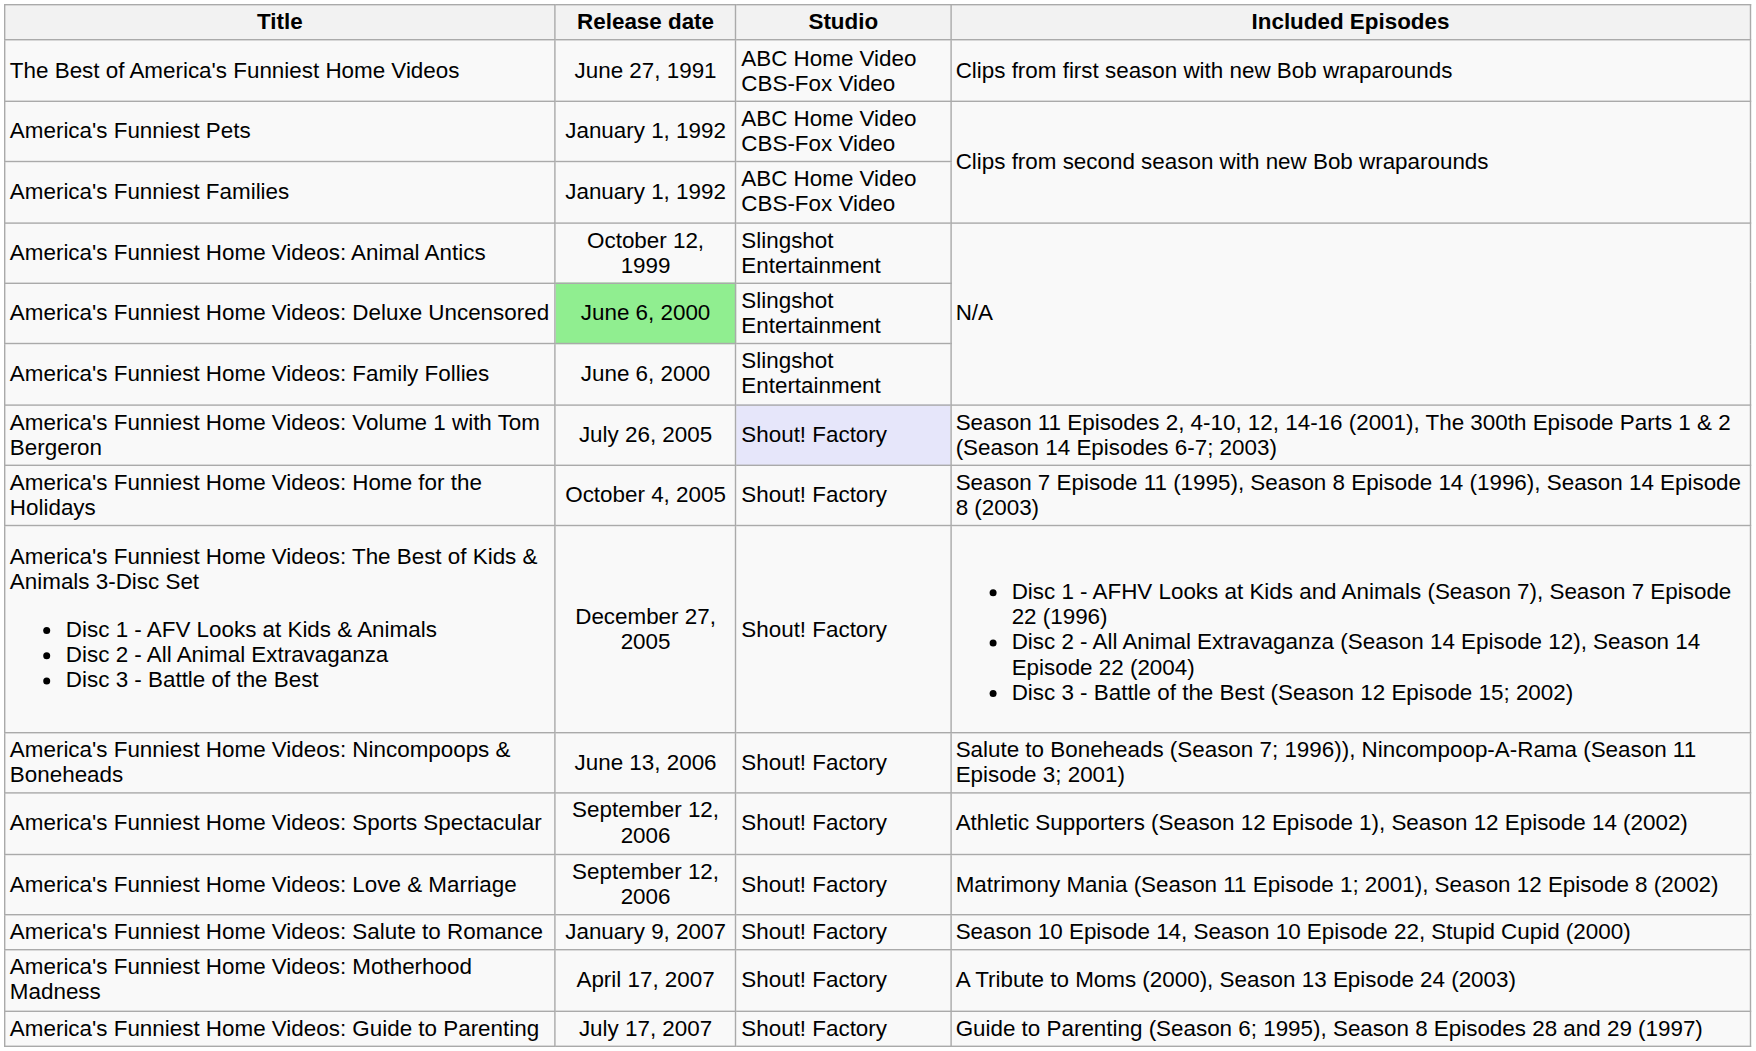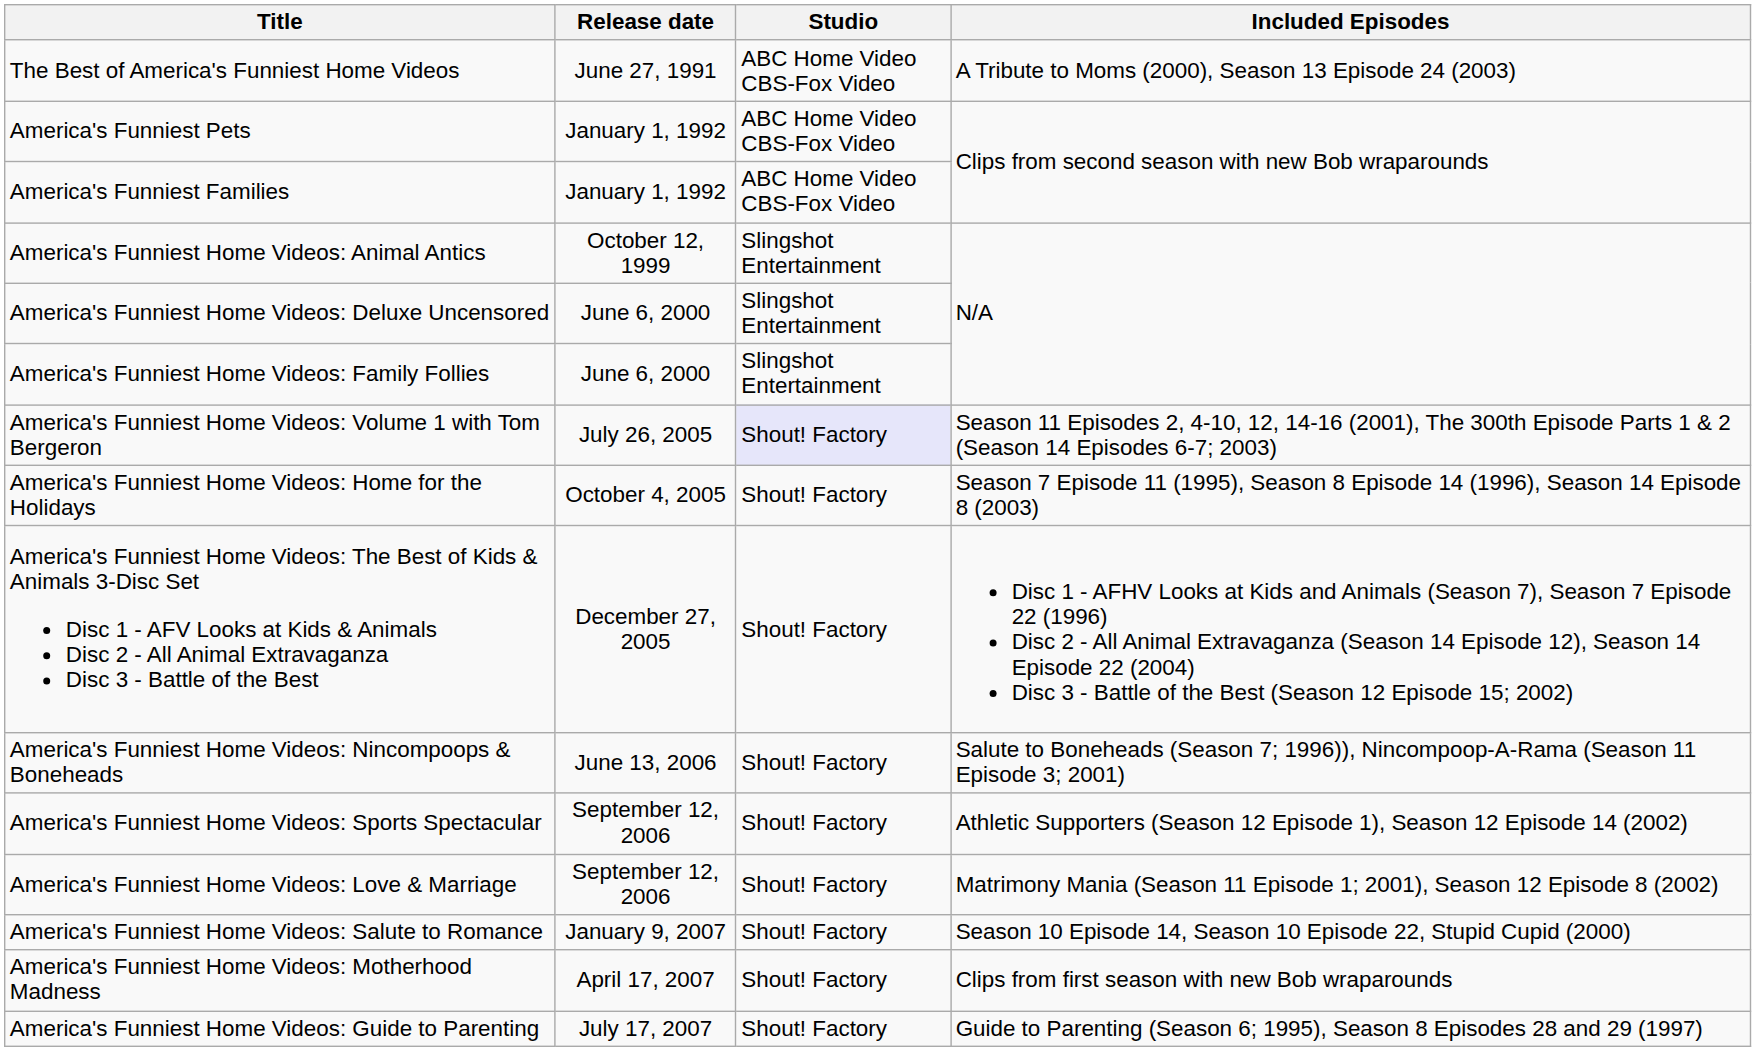(1204, 70) Clips from first season with new Bob wraparounds -> (1236, 70) A Tribute to Moms (2000), Season 13 Episode 24 (2003)
(646, 313) lightgreen background -> (646, 313) no background
(1236, 980) A Tribute to Moms (2000), Season 13 Episode 24 (2003) -> (1204, 980) Clips from first season with new Bob wraparounds
